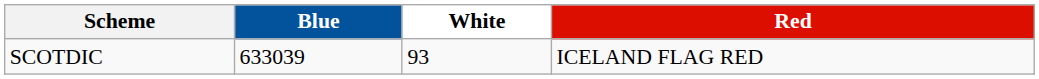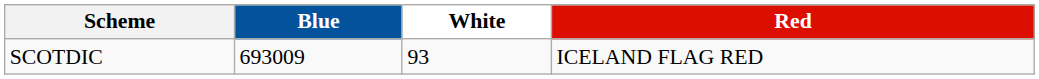(272, 56) 633039 -> (272, 56) 693009
